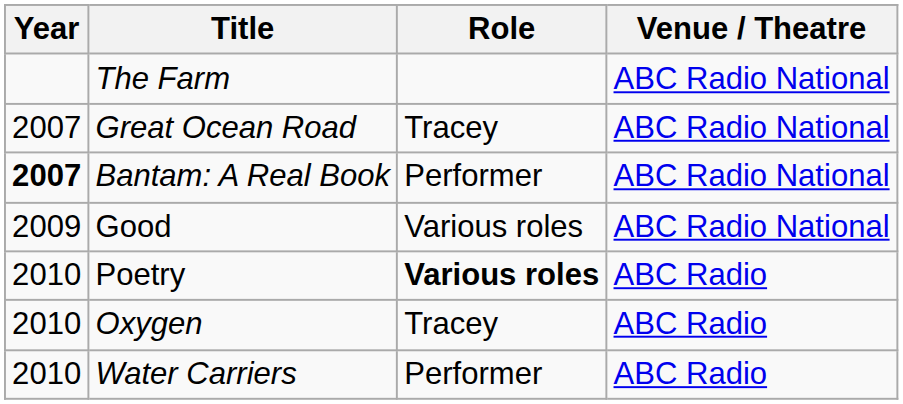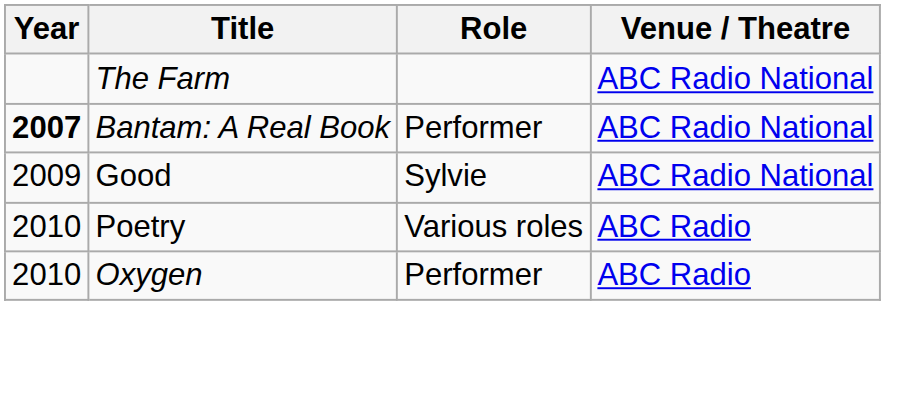- row: (226, 127)
(494, 226) Various roles -> (446, 176) Sylvie
(502, 275) bold -> (494, 226) normal
(451, 324) Tracey -> (473, 275) Performer
- row: (196, 373)
